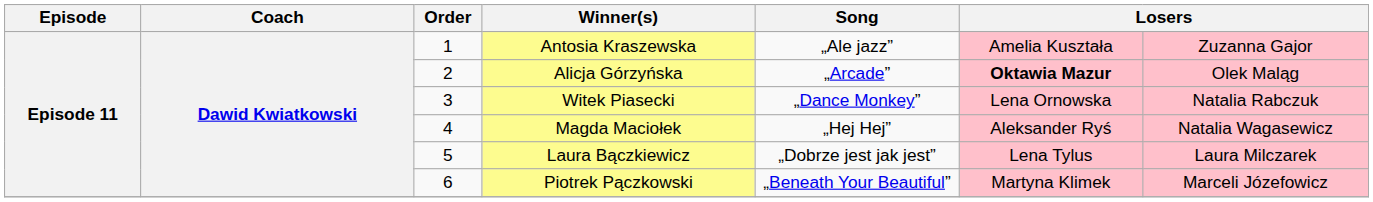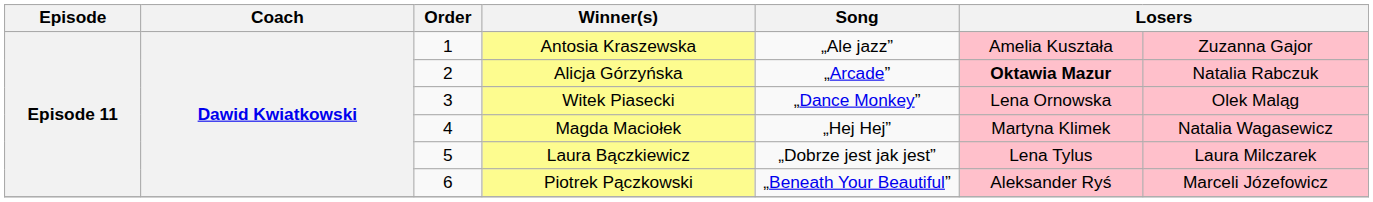(1255, 73) Olek Maląg -> (1255, 73) Natalia Rabczuk
(1255, 100) Natalia Rabczuk -> (1255, 100) Olek Maląg
(1051, 127) Aleksander Ryś -> (1051, 127) Martyna Klimek
(1051, 182) Martyna Klimek -> (1051, 182) Aleksander Ryś
